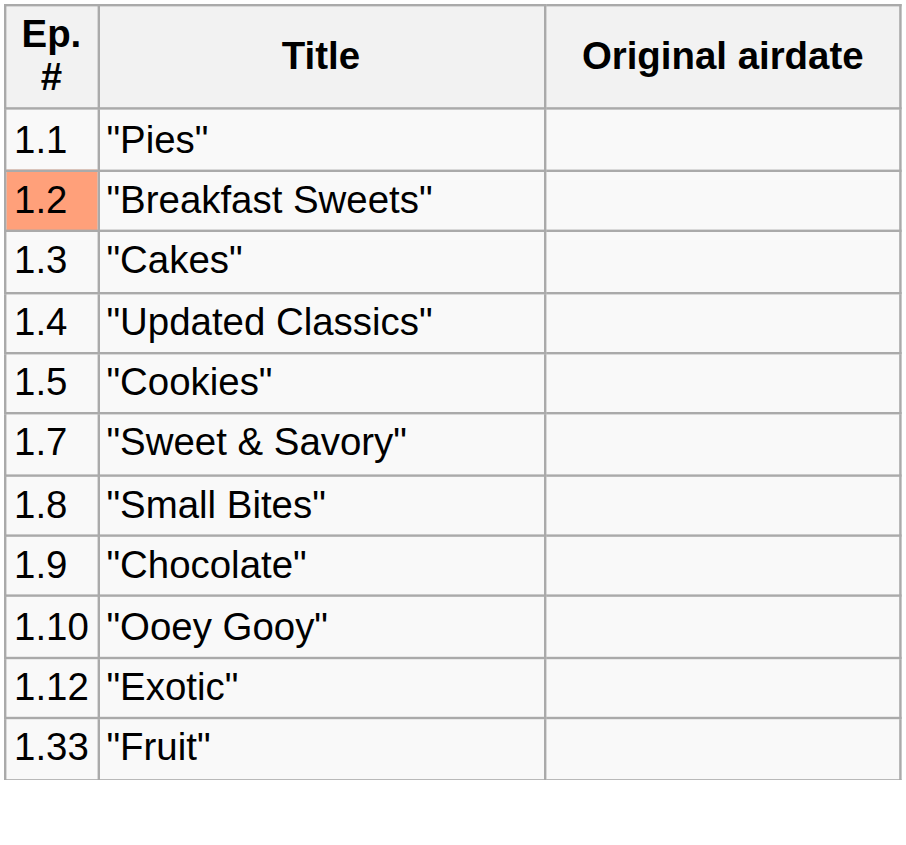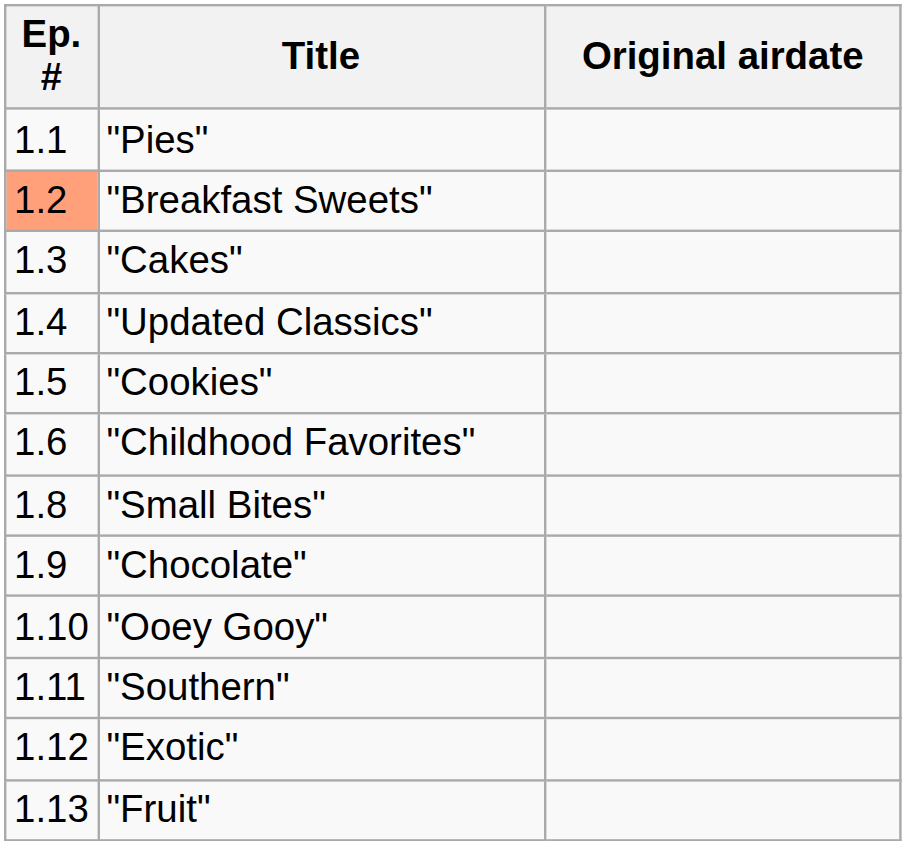+ row: (291, 443)
- row: (257, 443)
+ row: (198, 687)
(51, 748) 1.33 -> (51, 808) 1.13
